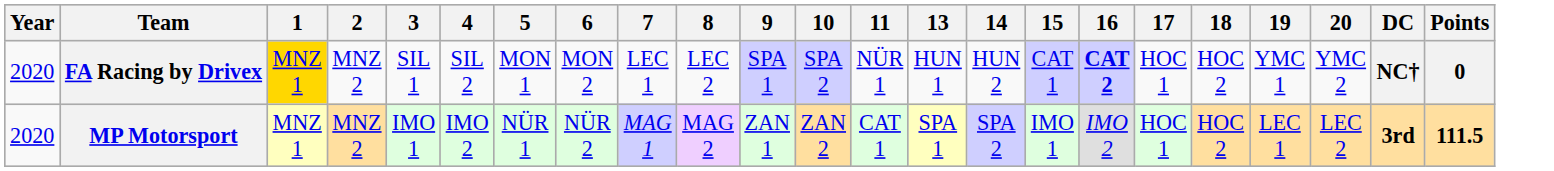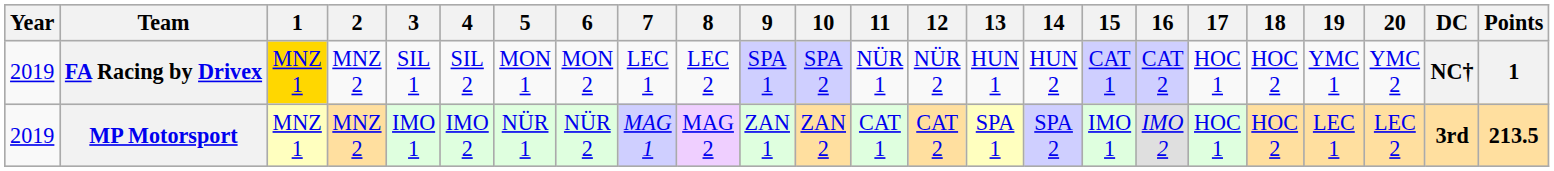+ column: (937, 22)
(32, 71) 2020 -> (32, 71) 2019
(1107, 71) bold -> (1163, 71) normal
(1460, 71) 0 -> (1514, 71) 1
(32, 134) 2020 -> (32, 134) 2019
(1460, 134) 111.5 -> (1514, 134) 213.5
